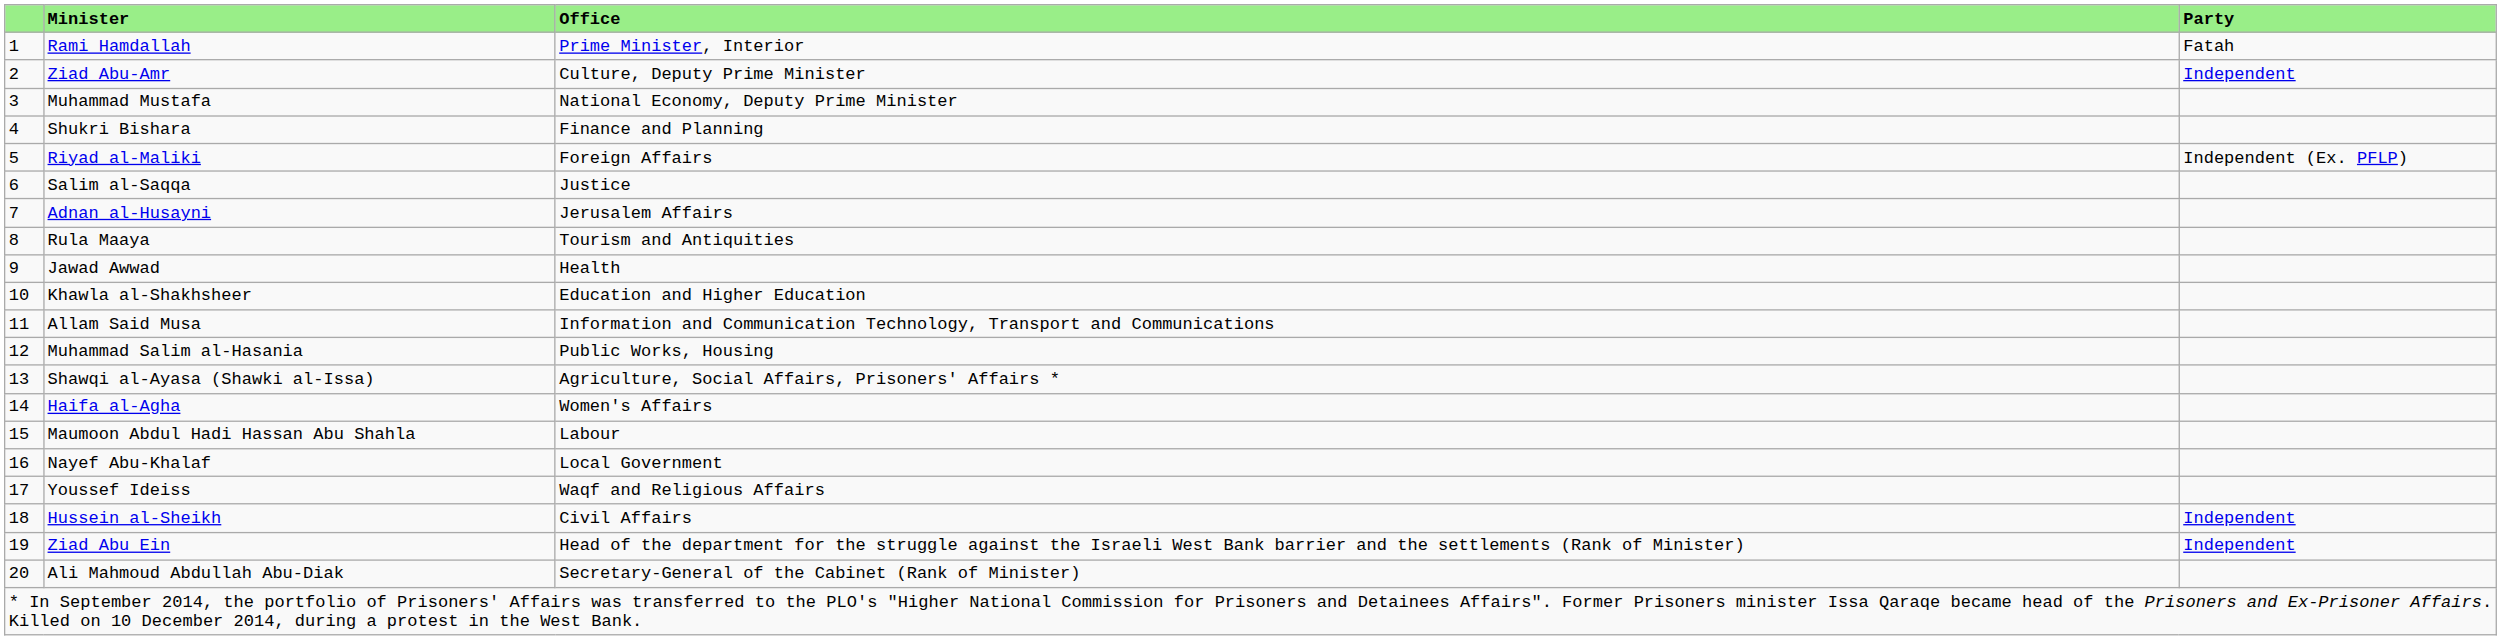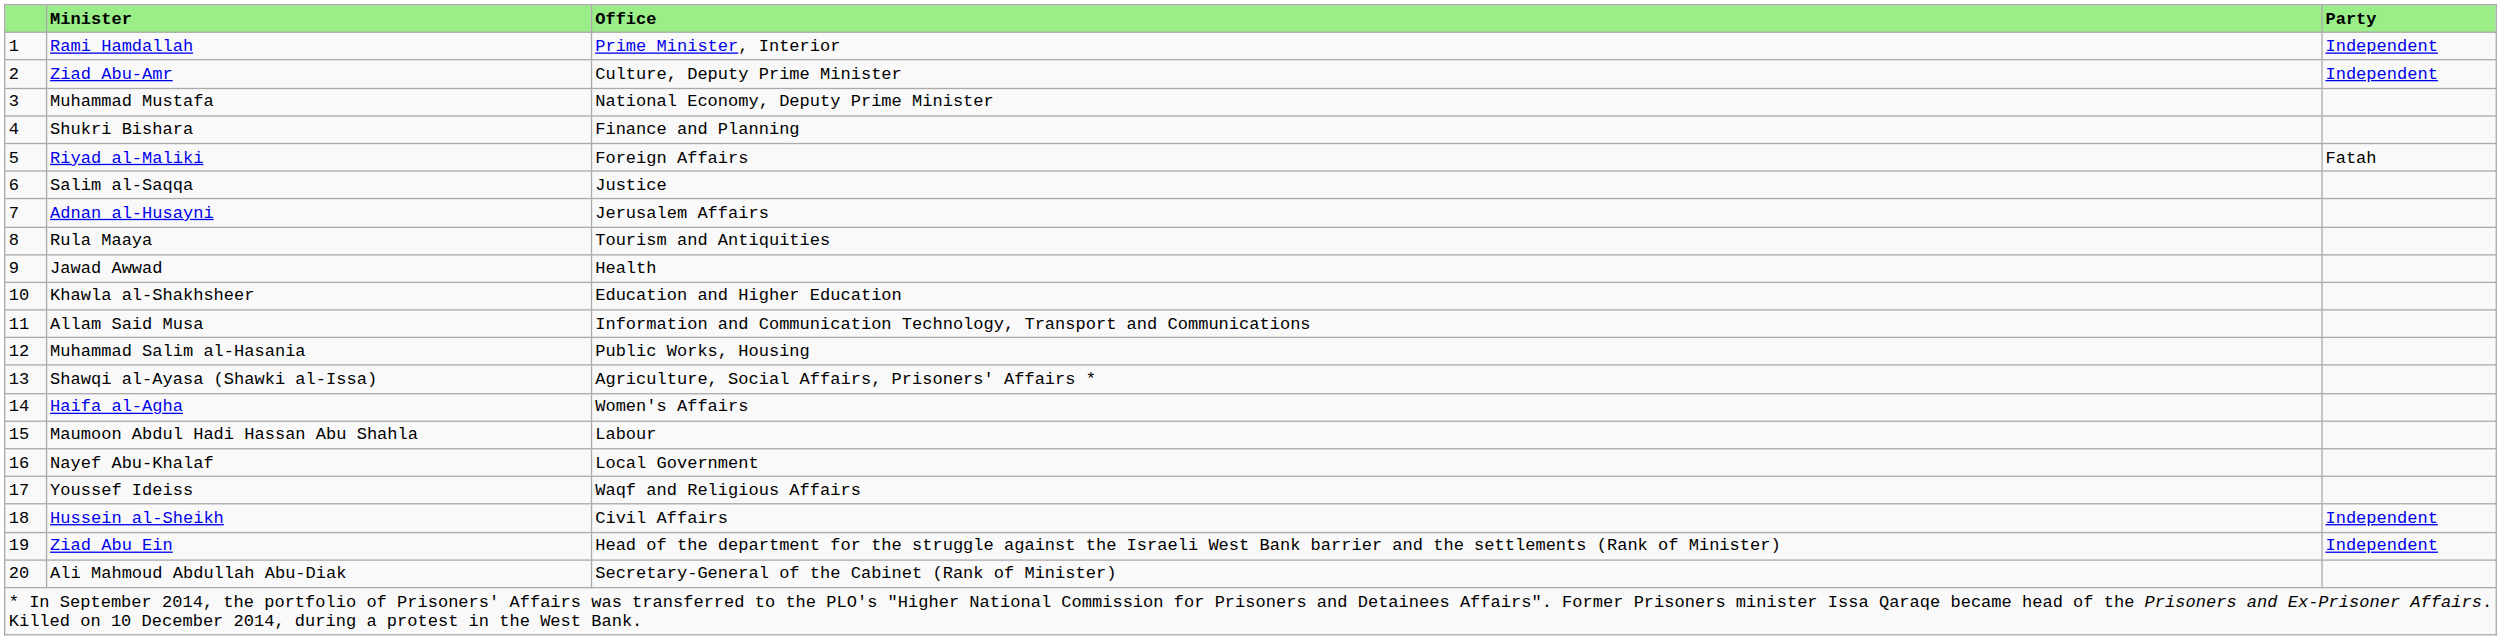(2209, 46) Fatah -> (2382, 46) Independent
(2296, 157) Independent (Ex. PFLP) -> (2351, 157) Fatah
